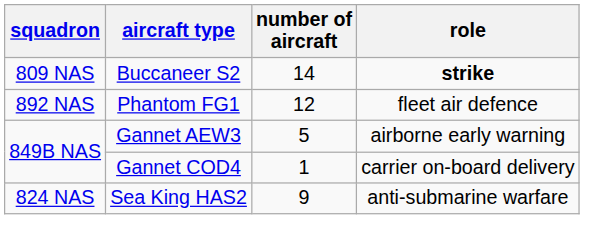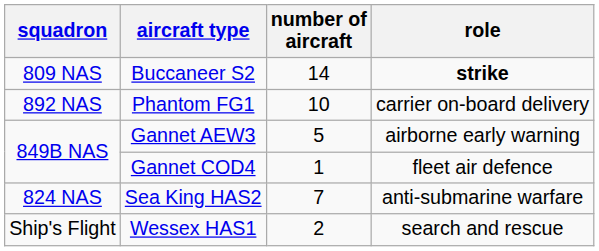(304, 104) 12 -> (319, 104) 10
(468, 104) fleet air defence -> (483, 104) carrier on-board delivery
(468, 167) carrier on-board delivery -> (483, 167) fleet air defence
(304, 198) 9 -> (319, 198) 7
+ row: (193, 229)
